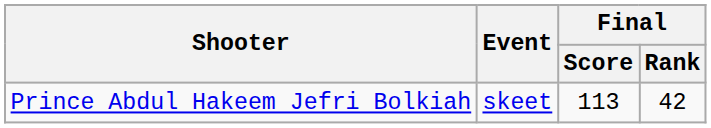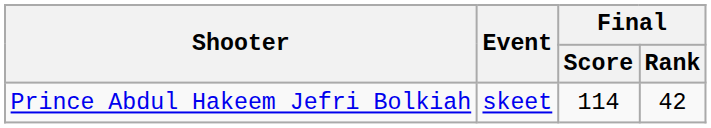(598, 102) 113 -> (598, 102) 114
